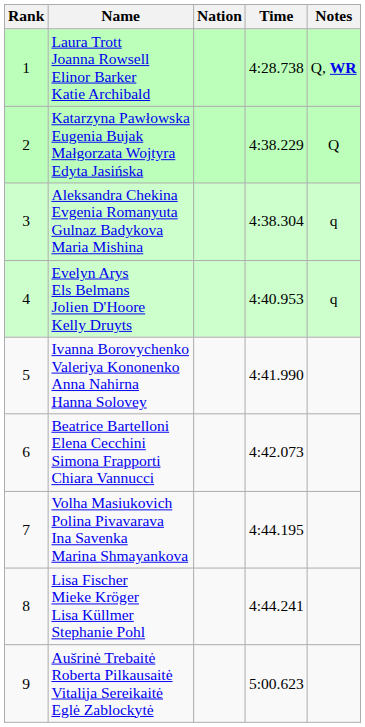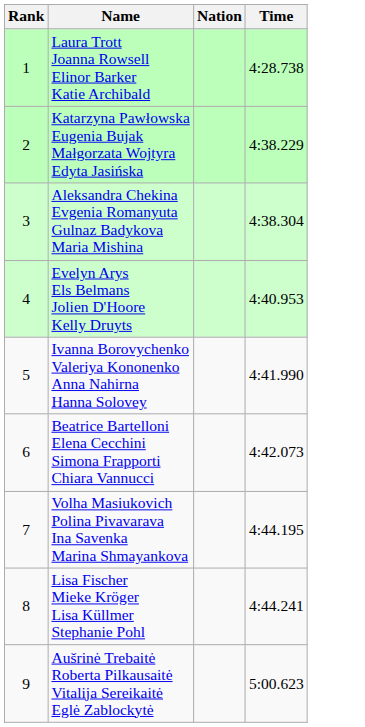- column: (334, 16)
